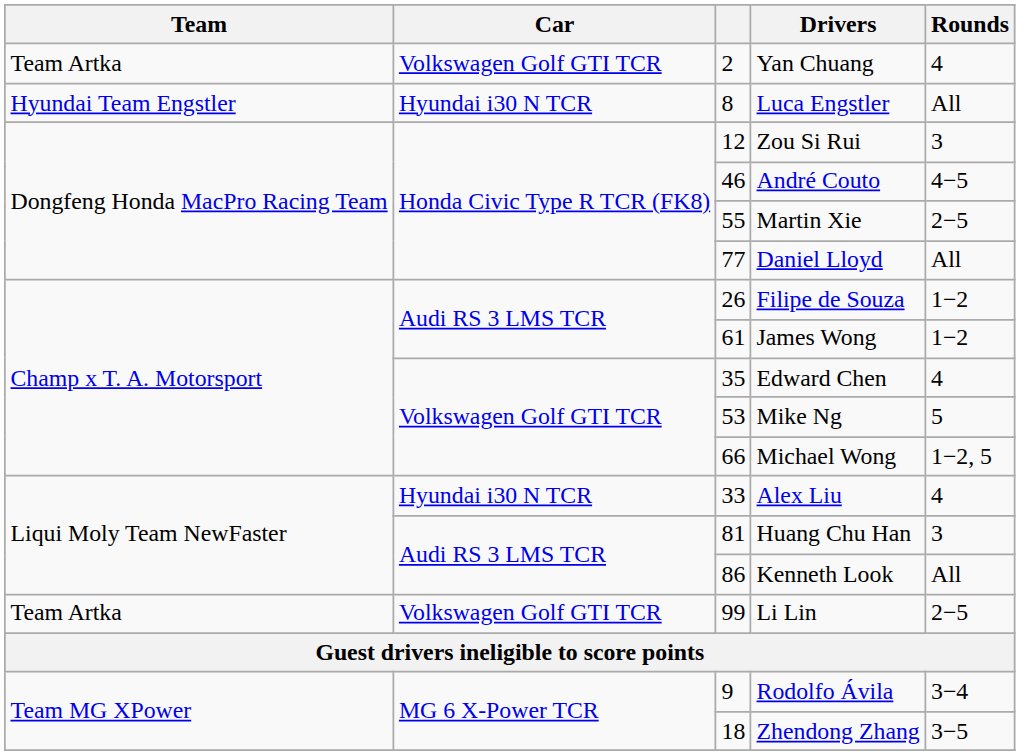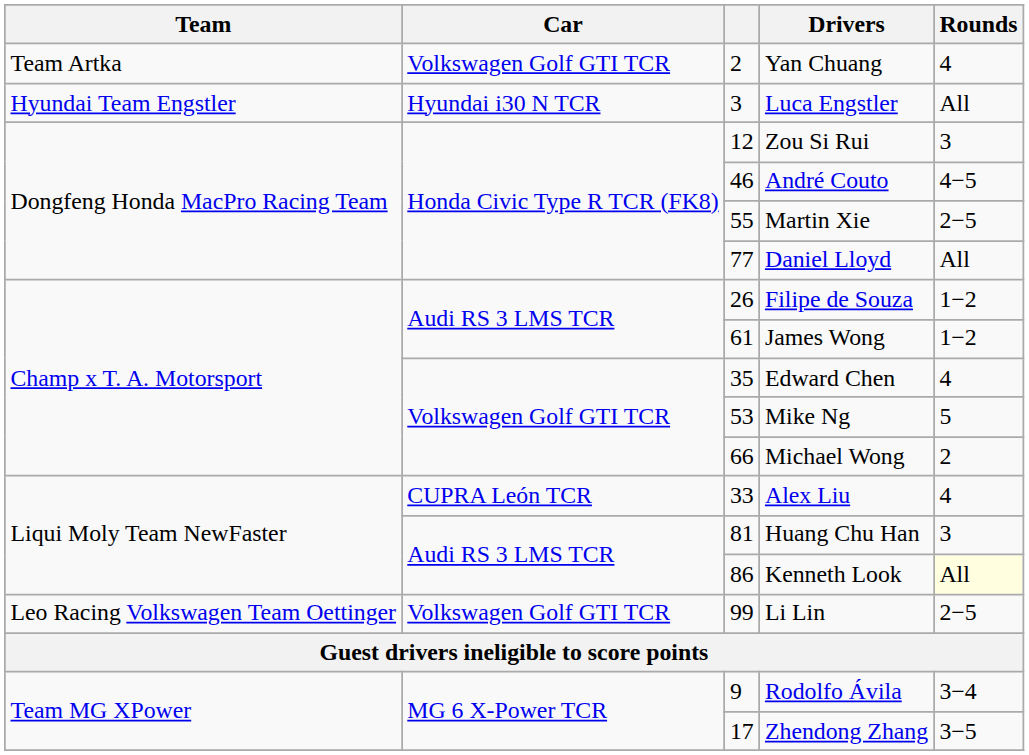(727, 102) 8 -> (736, 102) 3
(962, 455) 1−2, 5 -> (945, 455) 2
(495, 494) Hyundai i30 N TCR -> (500, 494) CUPRA León TCR
(946, 573) no background -> (955, 573) lightyellow background
(66, 612) Team Artka -> (203, 612) Leo Racing Volkswagen Team Oettinger
(733, 730) 18 -> (742, 730) 17
